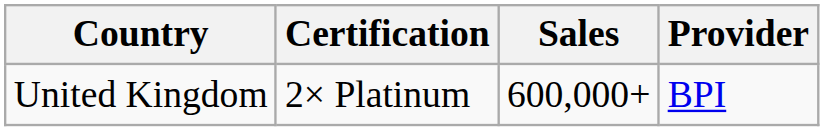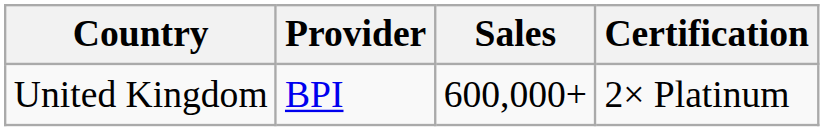columns swapped: (738, 34) <-> (387, 34)
